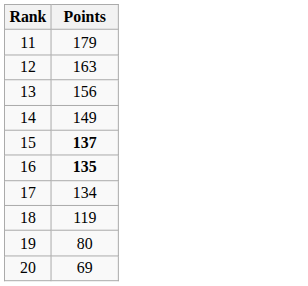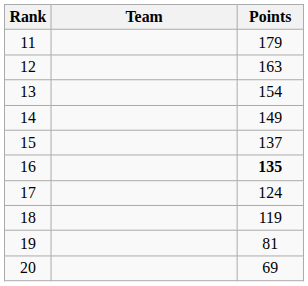+ column: (144, 17)
(85, 92) 156 -> (270, 92) 154
(85, 142) bold -> (270, 142) normal
(85, 192) 134 -> (270, 192) 124
(85, 243) 80 -> (270, 243) 81
